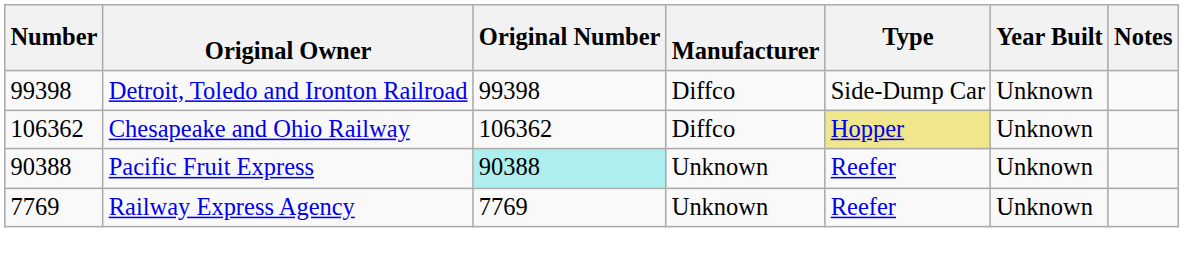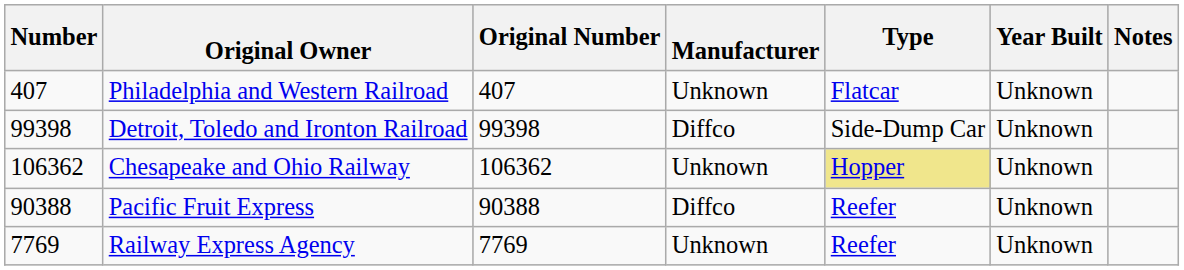+ row: (279, 90)
(703, 129) Diffco -> (720, 167) Unknown
(509, 167) paleturquoise background -> (509, 206) no background
(720, 167) Unknown -> (703, 206) Diffco
